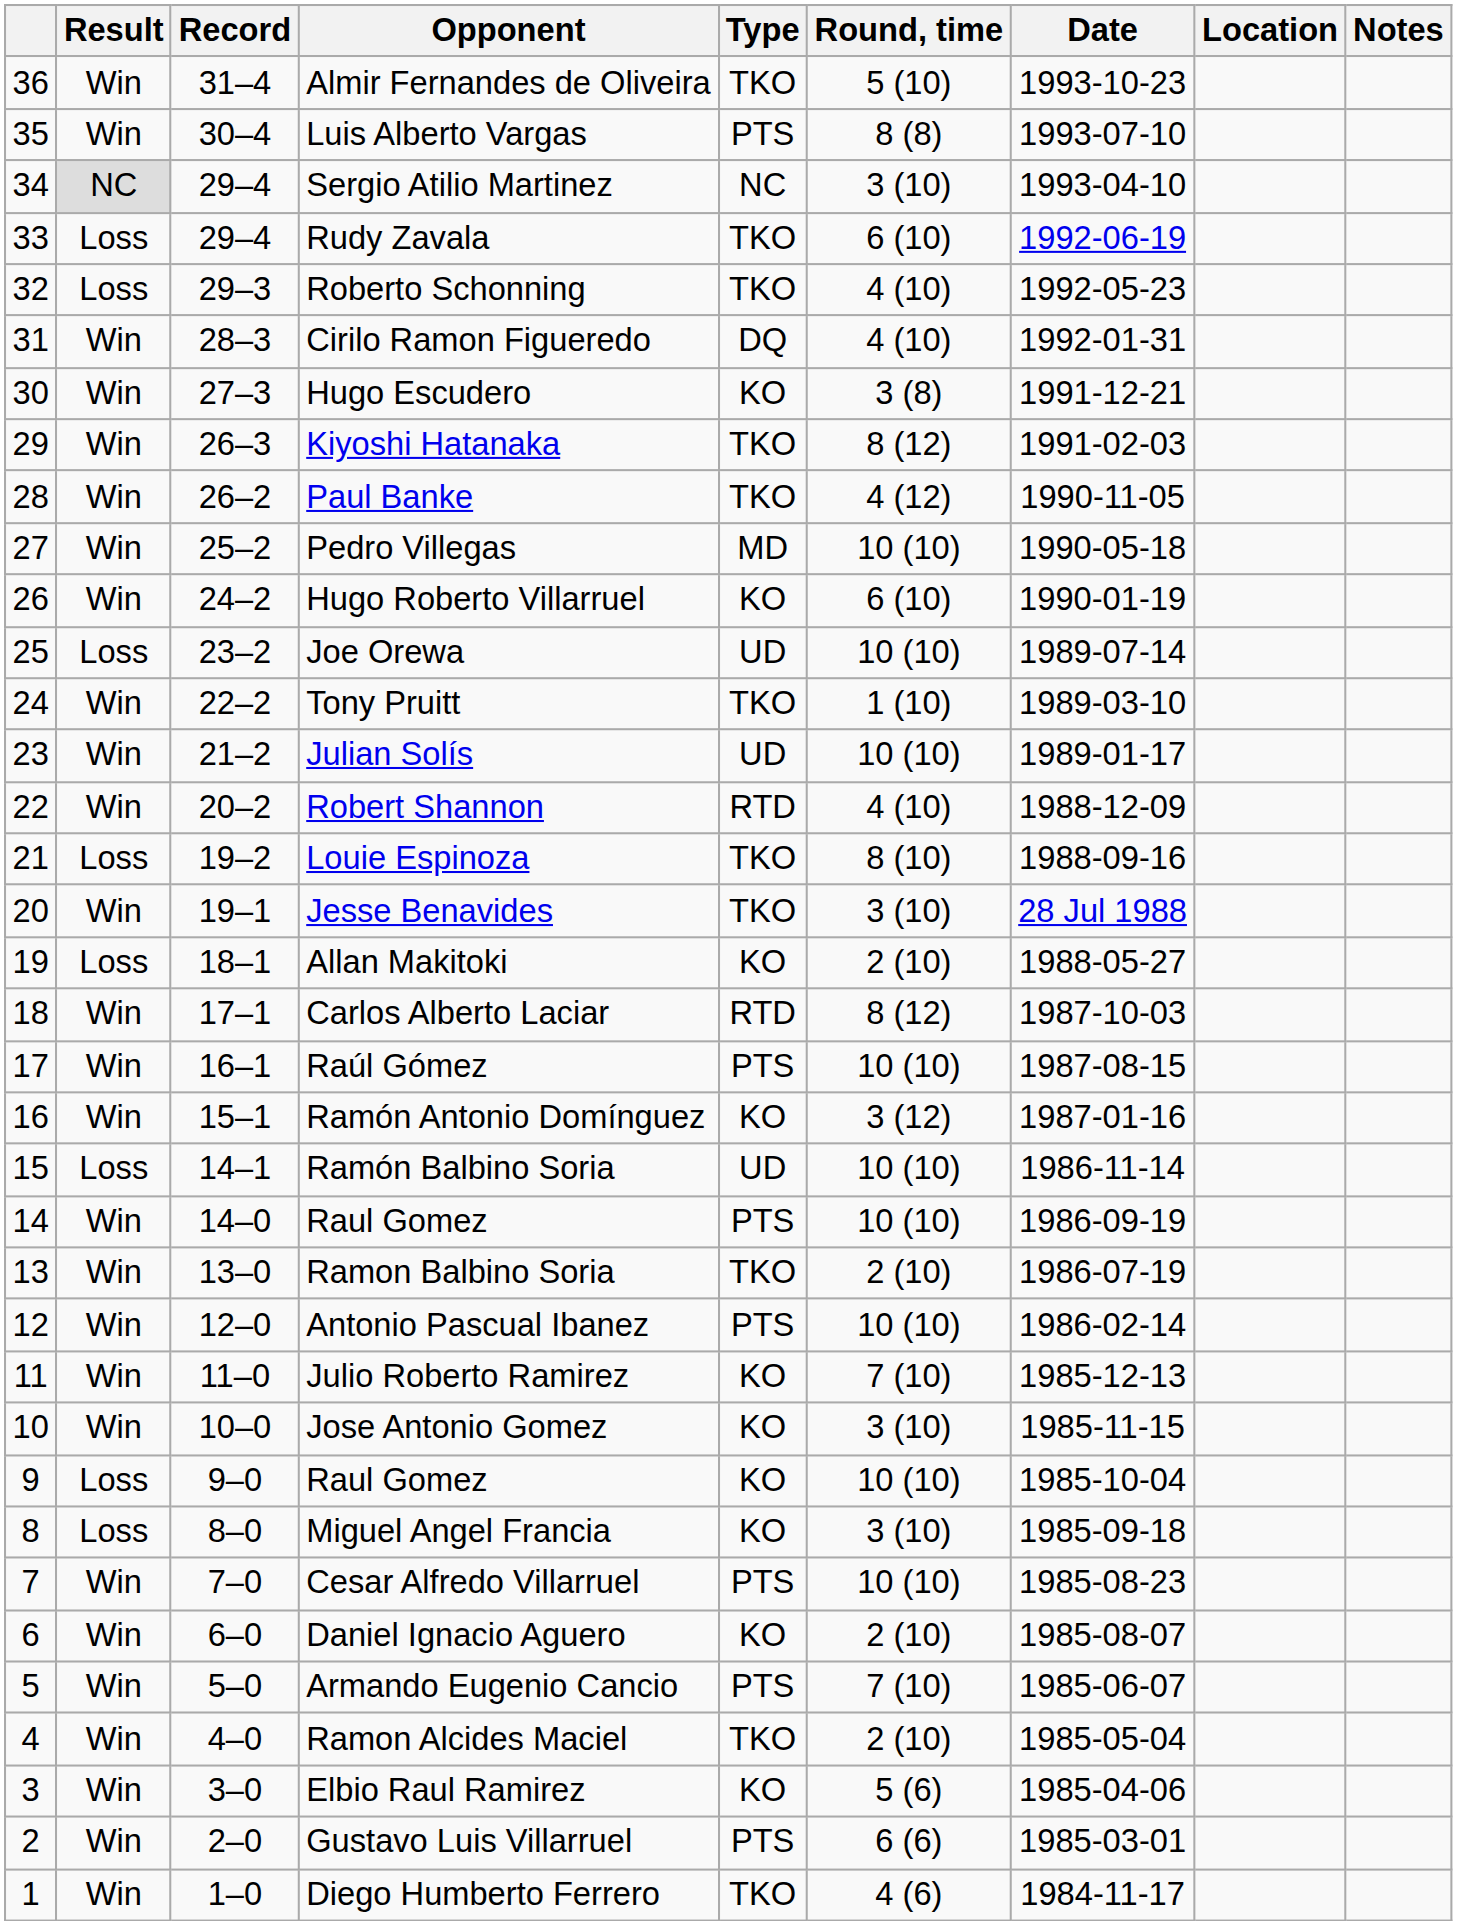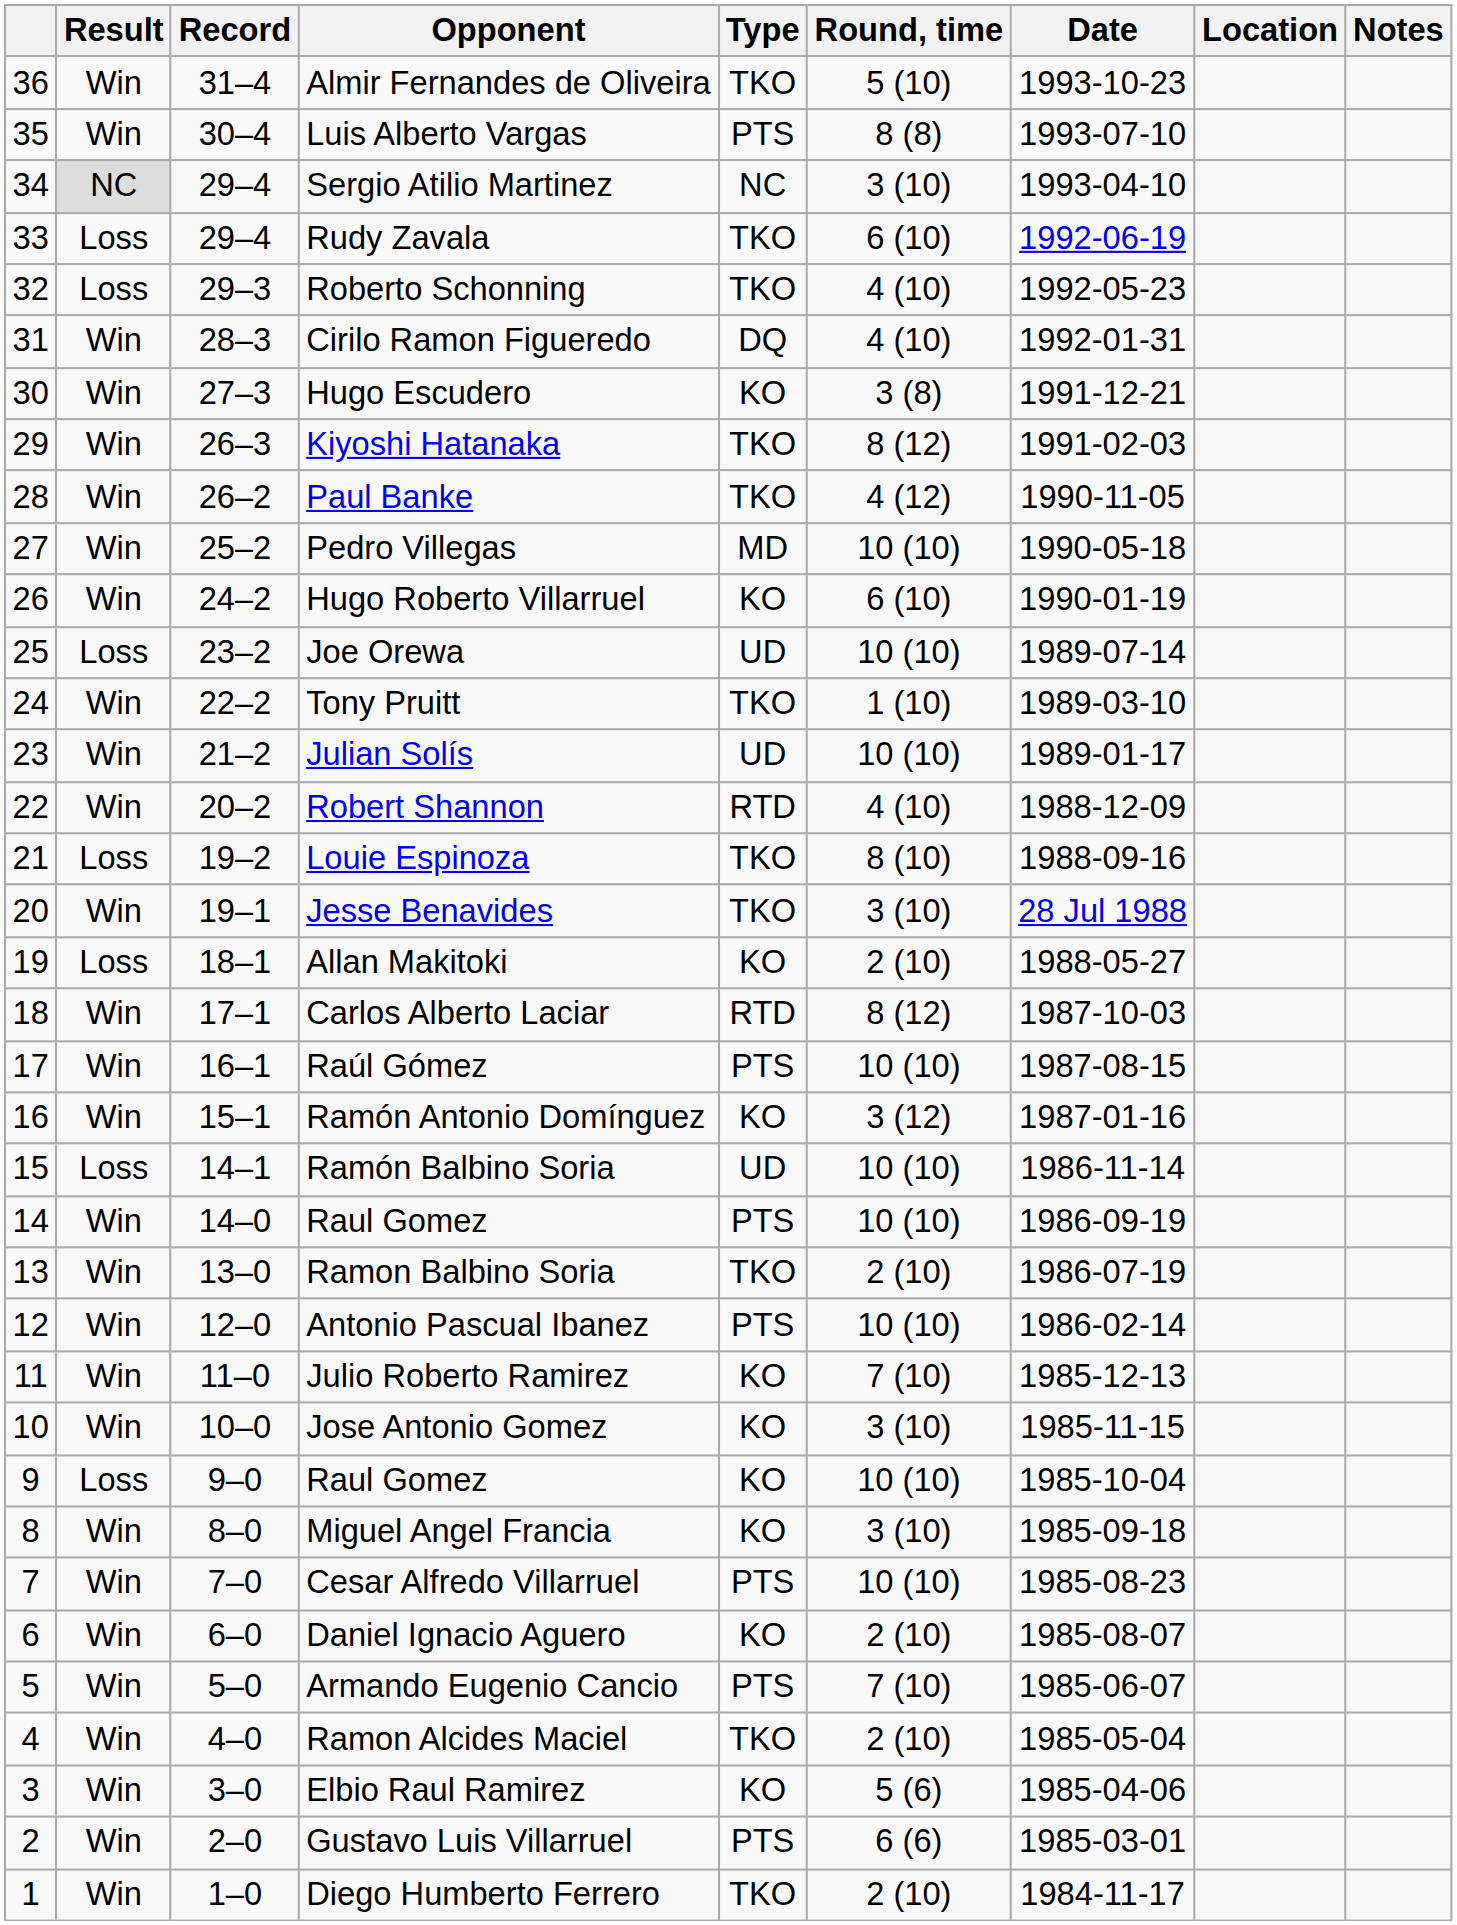(114, 1531) Loss -> (114, 1531) Win
(909, 1893) 4 (6) -> (909, 1893) 2 (10)
